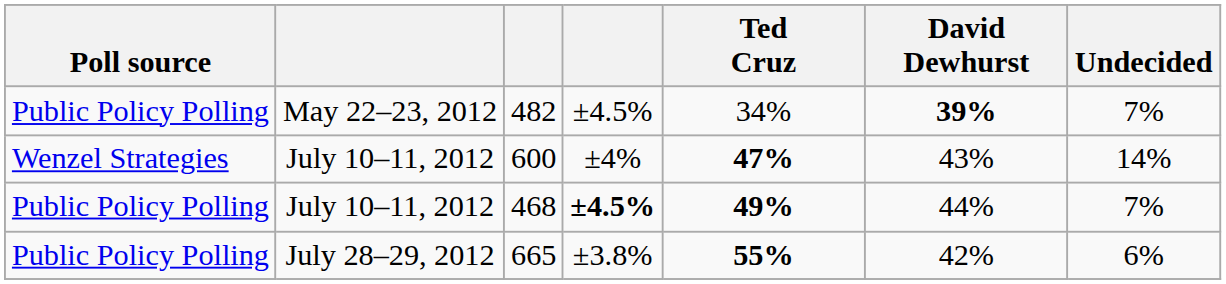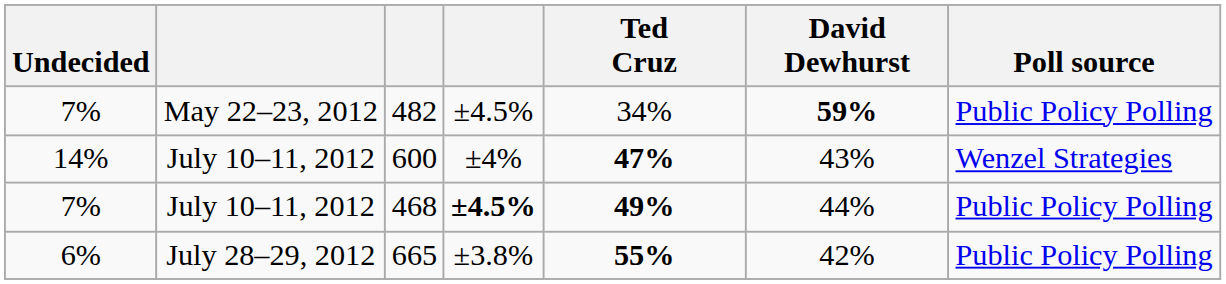columns swapped: (140, 62) <-> (1144, 62)
(966, 110) 39% -> (847, 110) 59%
